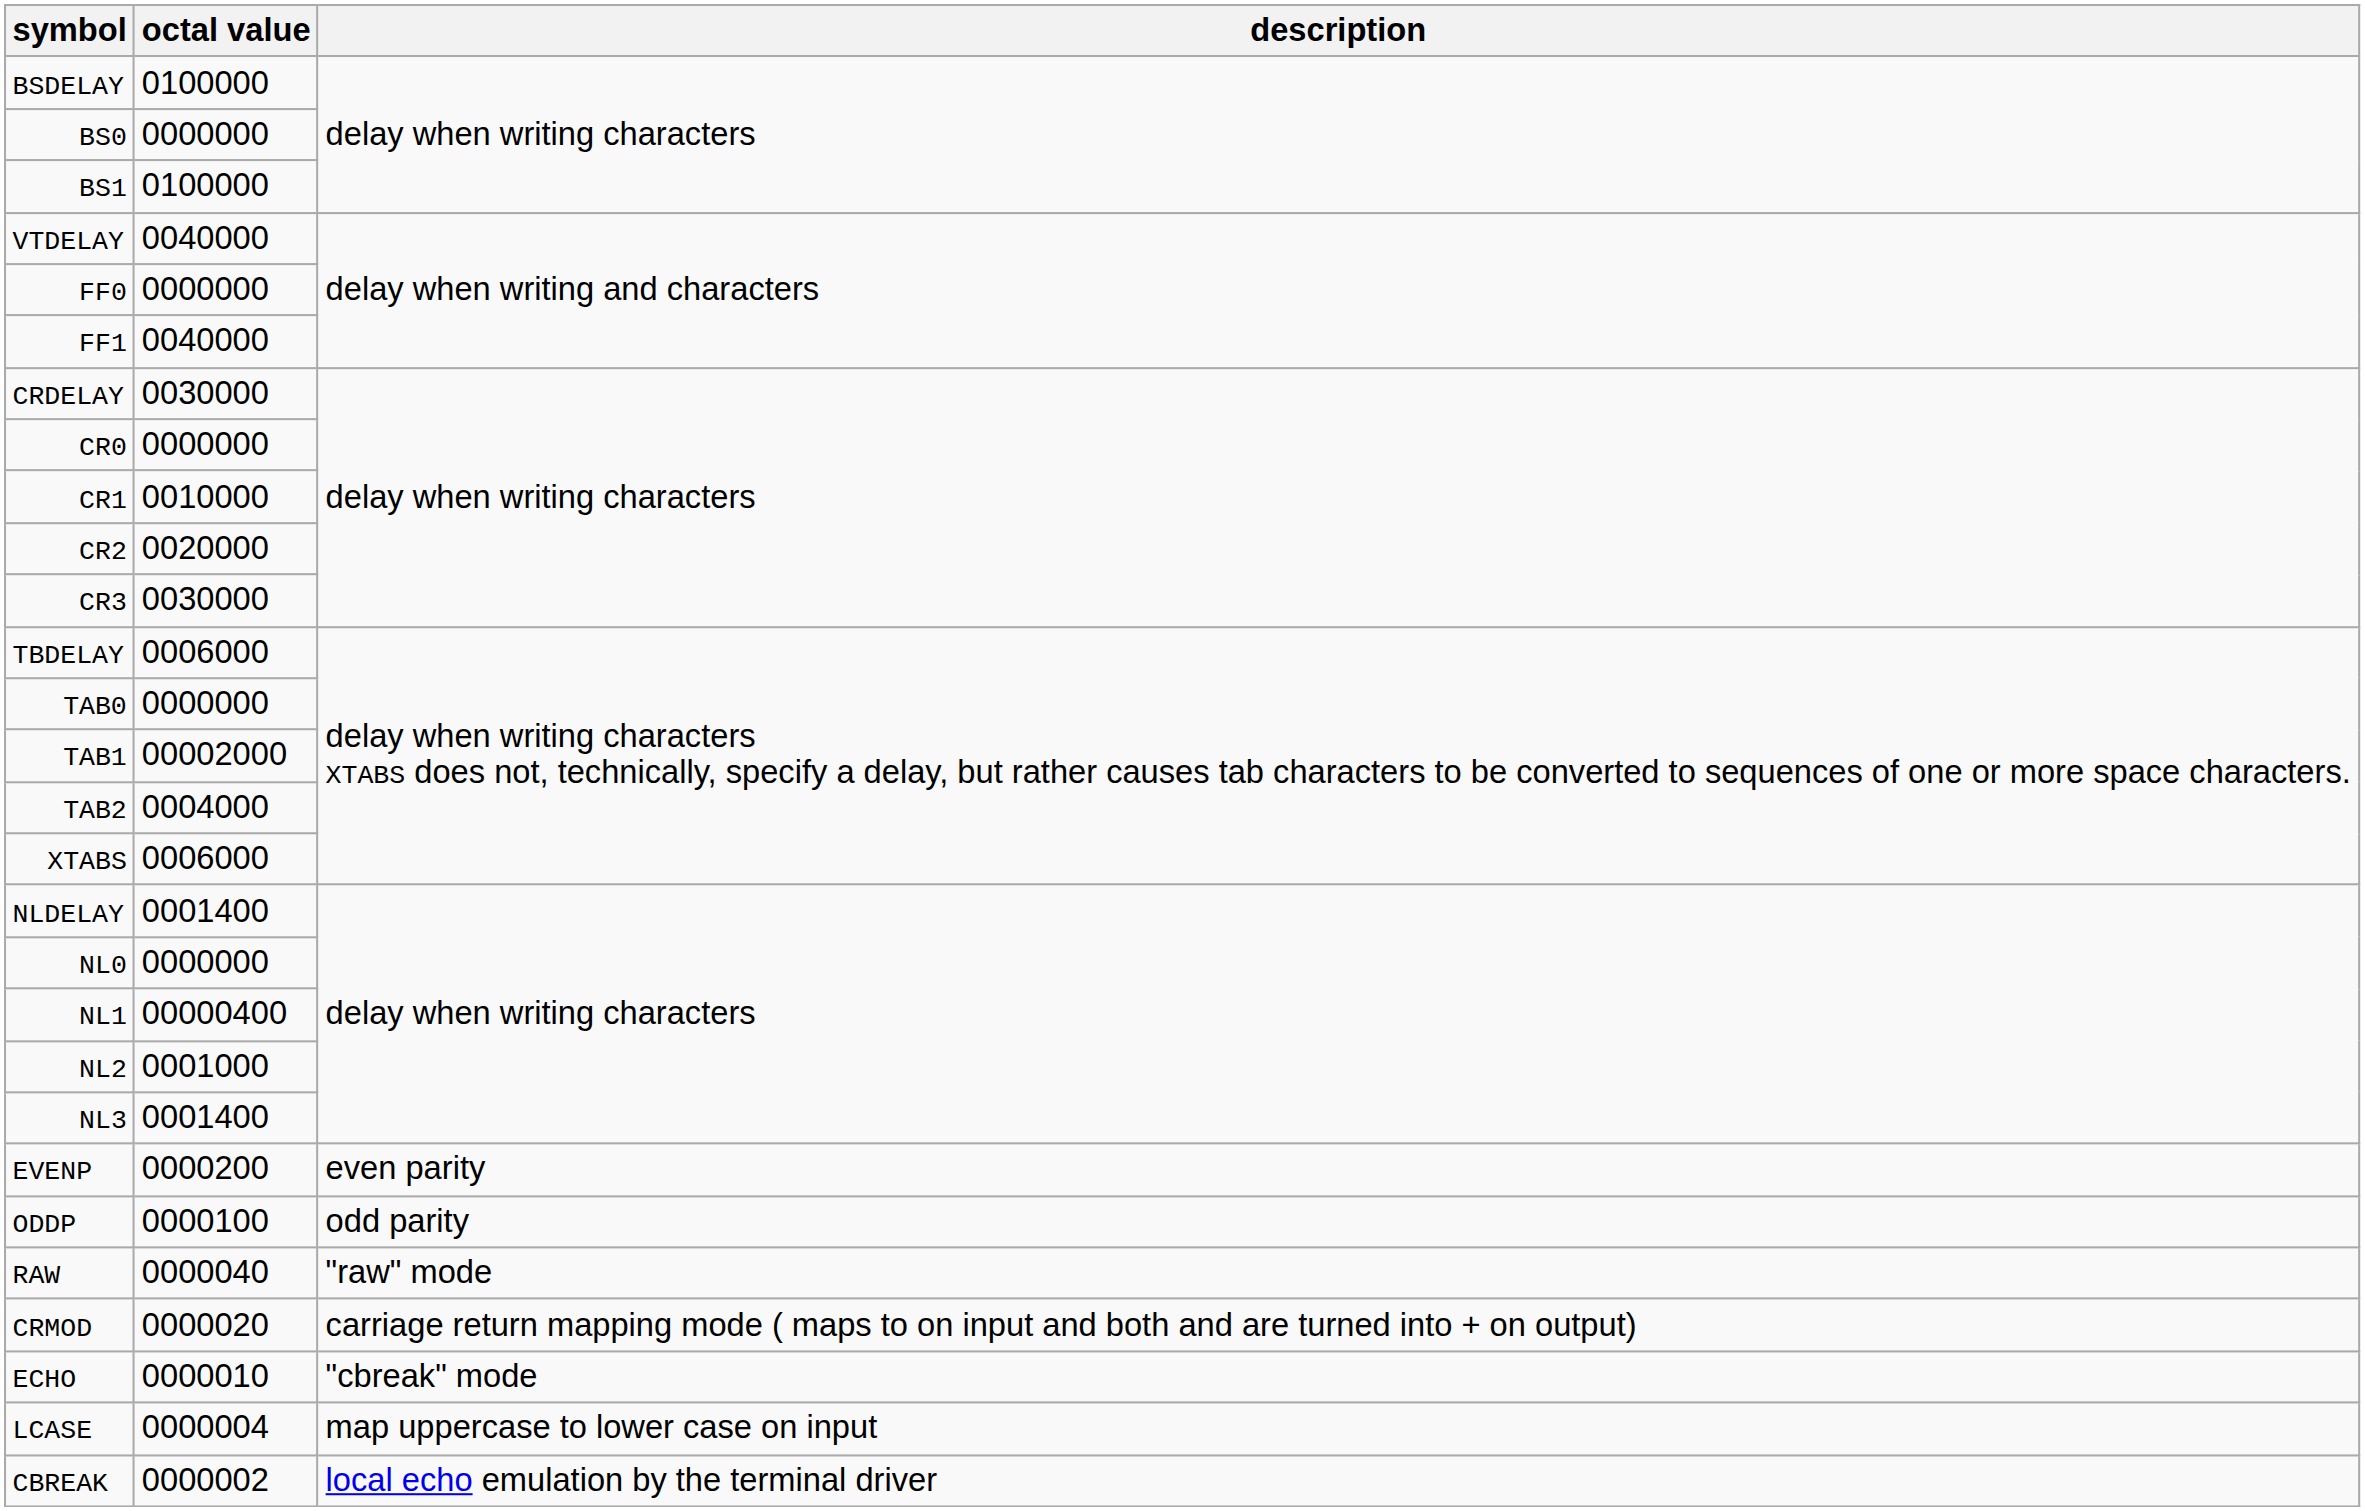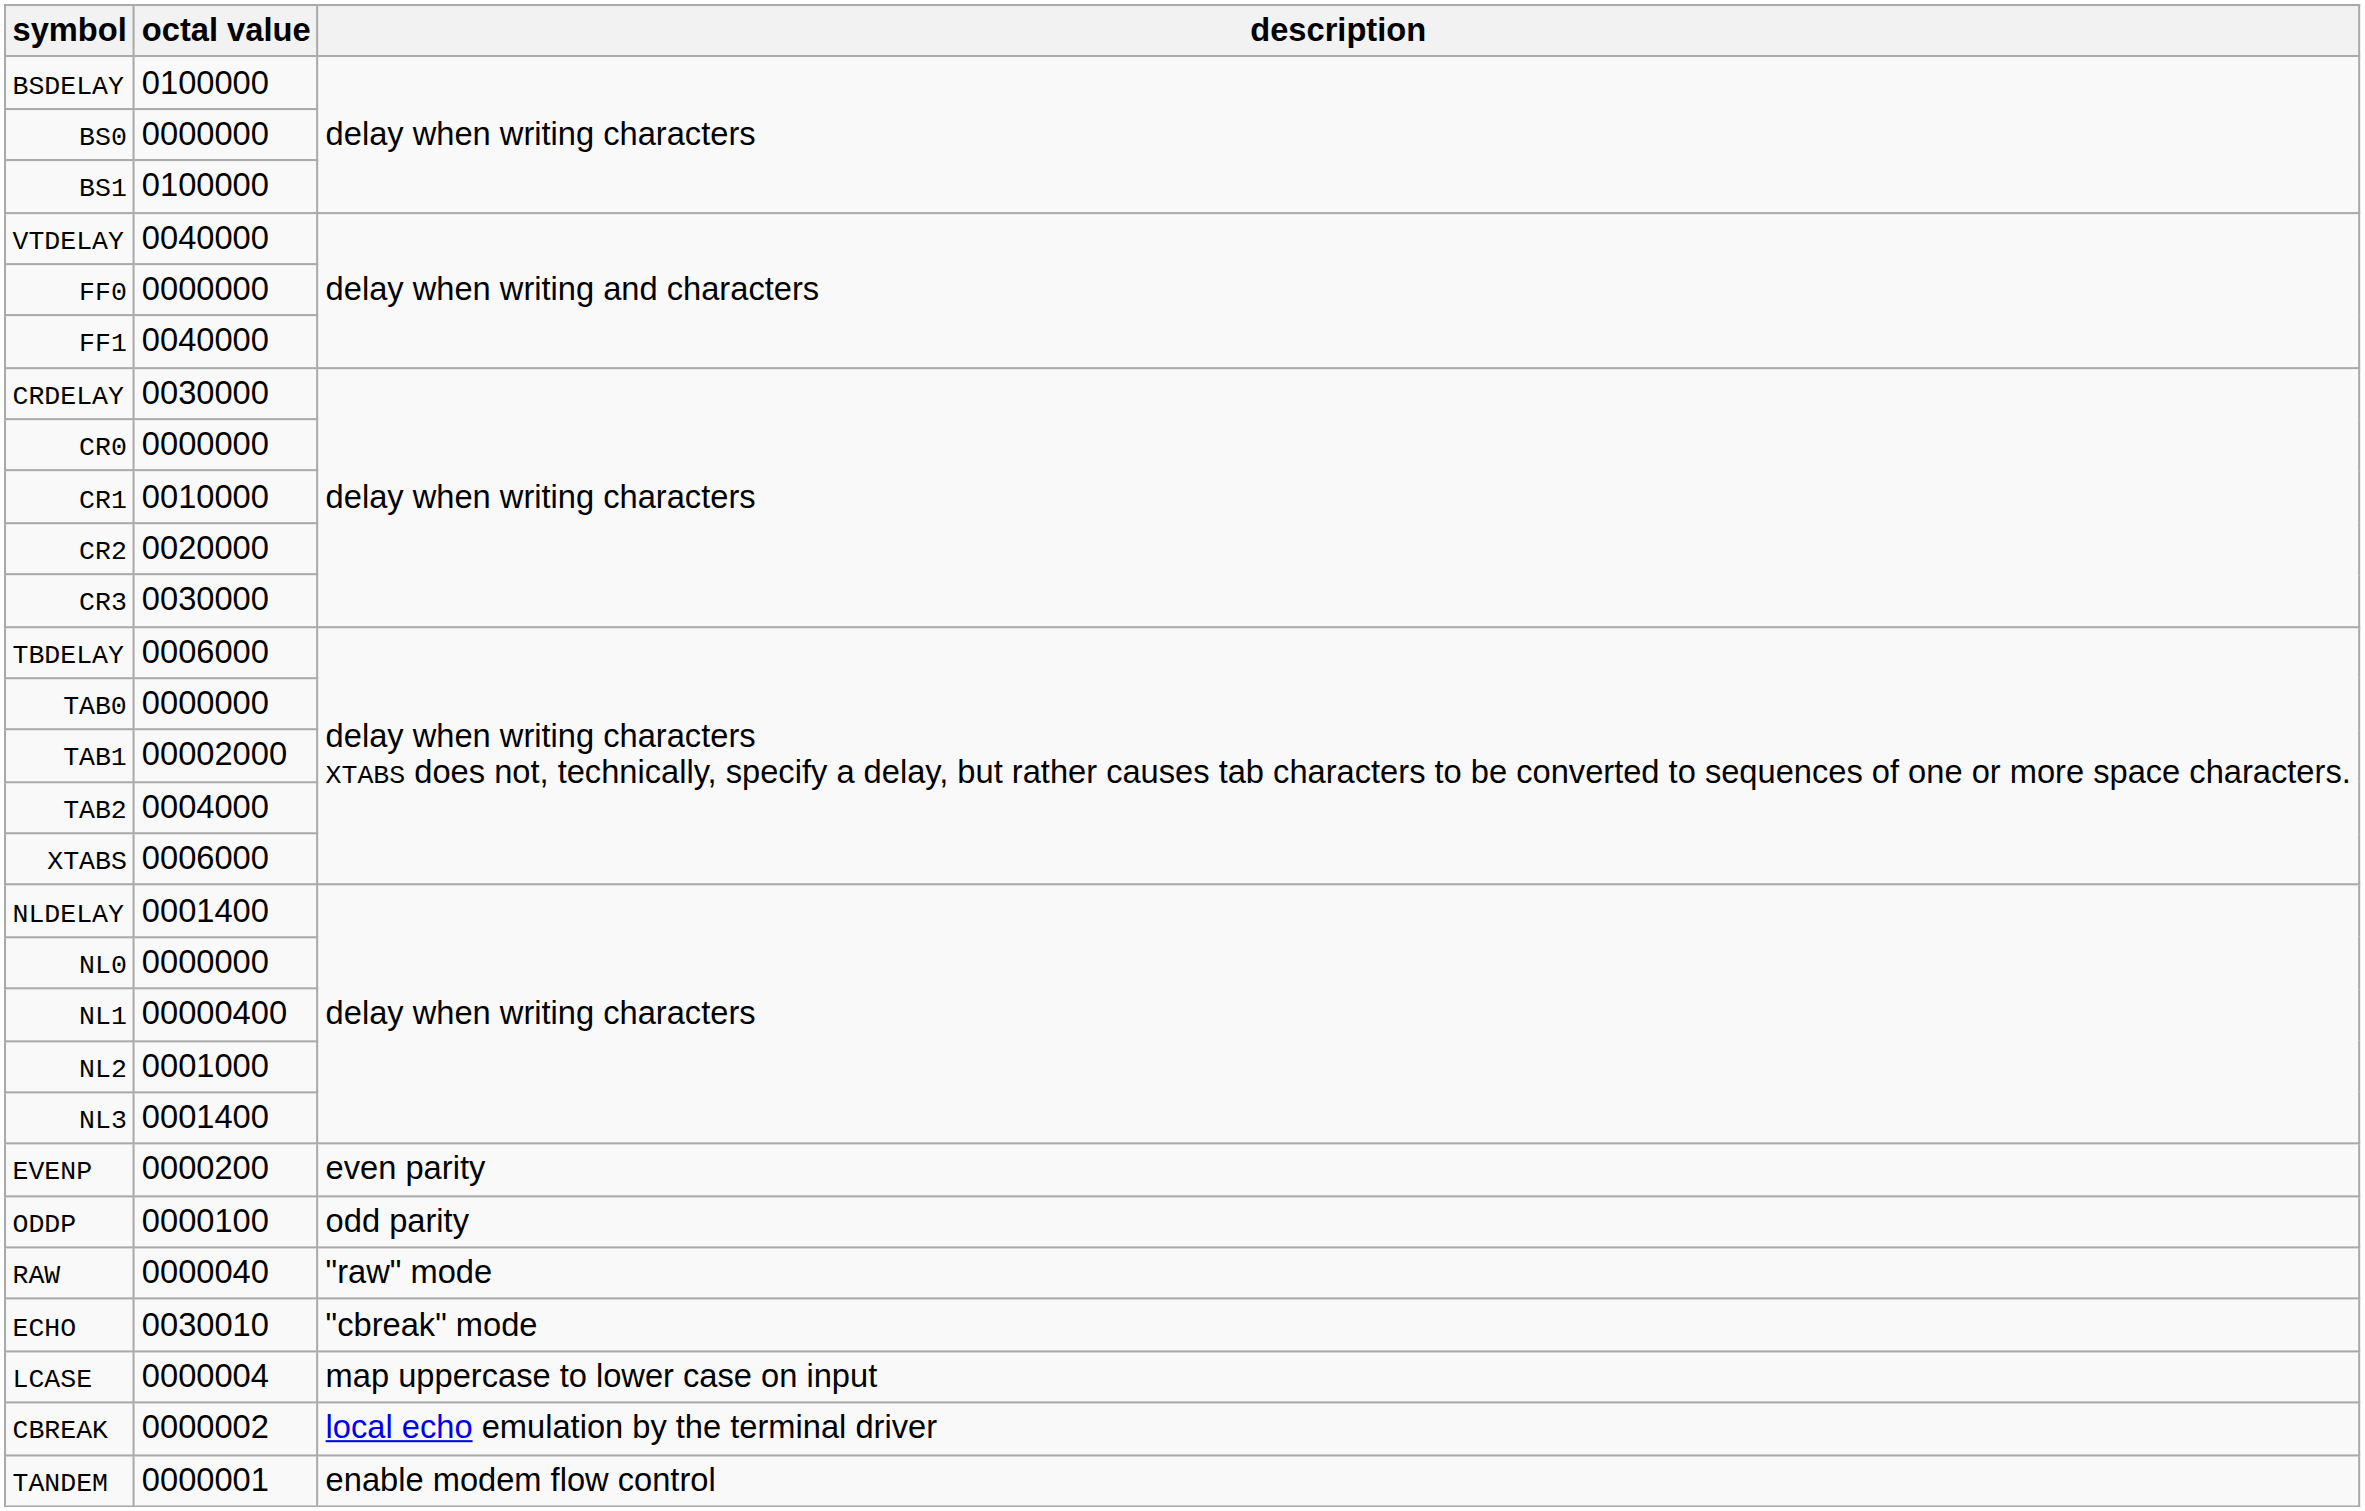- row: (52, 1328)
(205, 1376) 0000010 -> (205, 1324) 0030010
+ row: (60, 1483)
